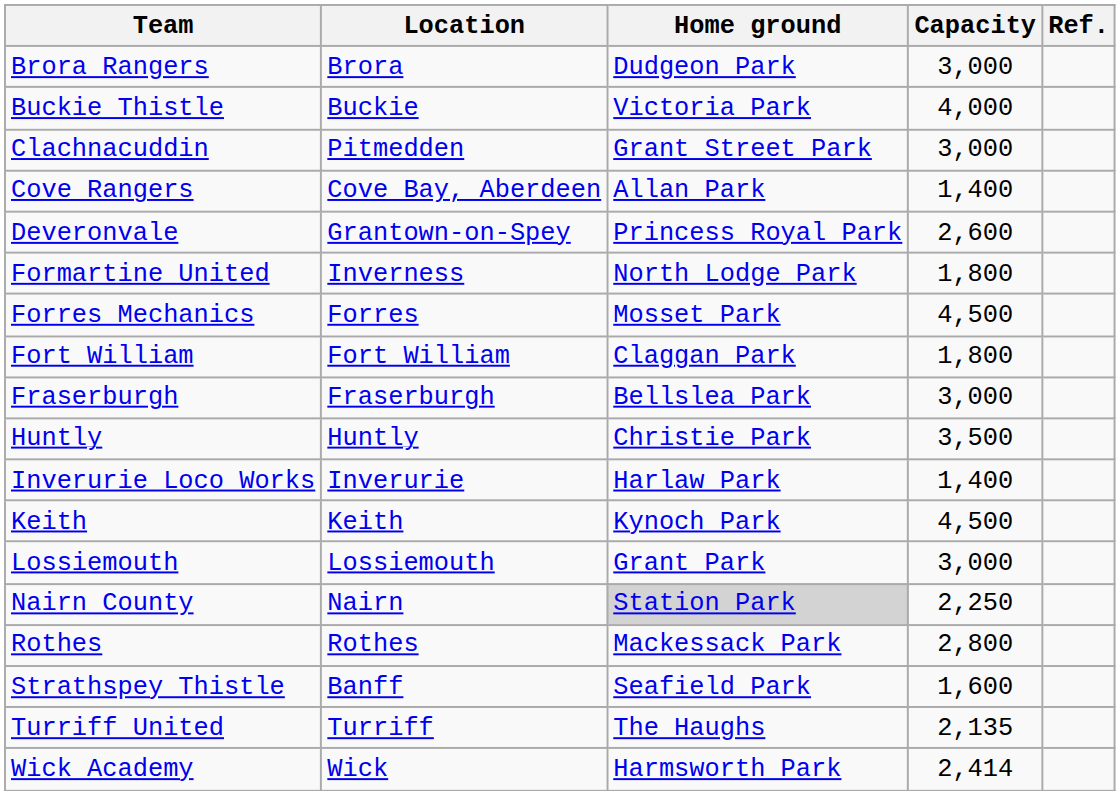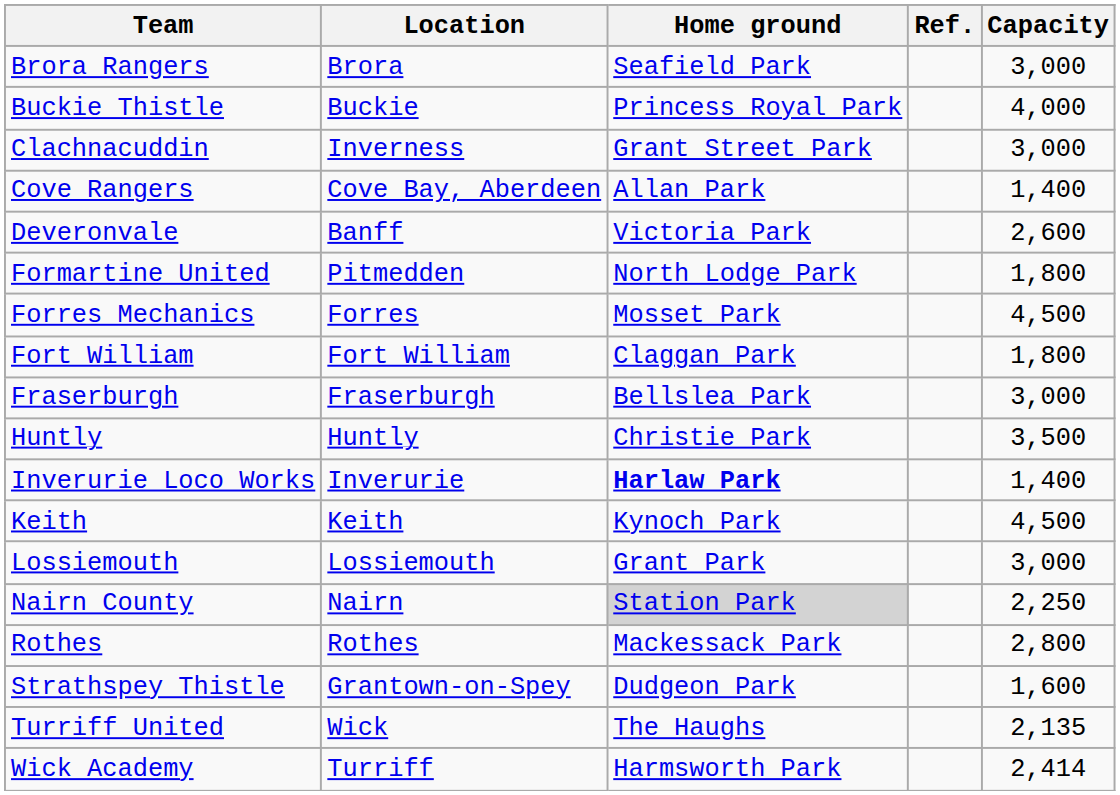columns swapped: (975, 26) <-> (1079, 26)
(705, 67) Dudgeon Park -> (712, 67) Seafield Park
(712, 108) Victoria Park -> (758, 108) Princess Royal Park
(396, 150) Pitmedden -> (396, 150) Inverness
(449, 232) Grantown-on-Spey -> (365, 232) Banff
(758, 232) Princess Royal Park -> (712, 232) Victoria Park
(396, 274) Inverness -> (396, 274) Pitmedden
(697, 480) normal -> (697, 480) bold
(365, 687) Banff -> (449, 687) Grantown-on-Spey
(712, 687) Seafield Park -> (705, 687) Dudgeon Park
(381, 728) Turriff -> (358, 728) Wick
(358, 769) Wick -> (381, 769) Turriff
